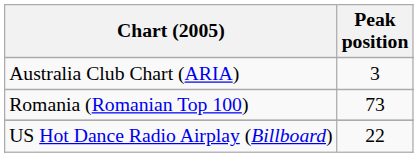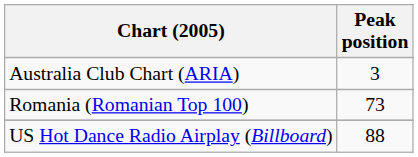(375, 135) 22 -> (375, 135) 88
